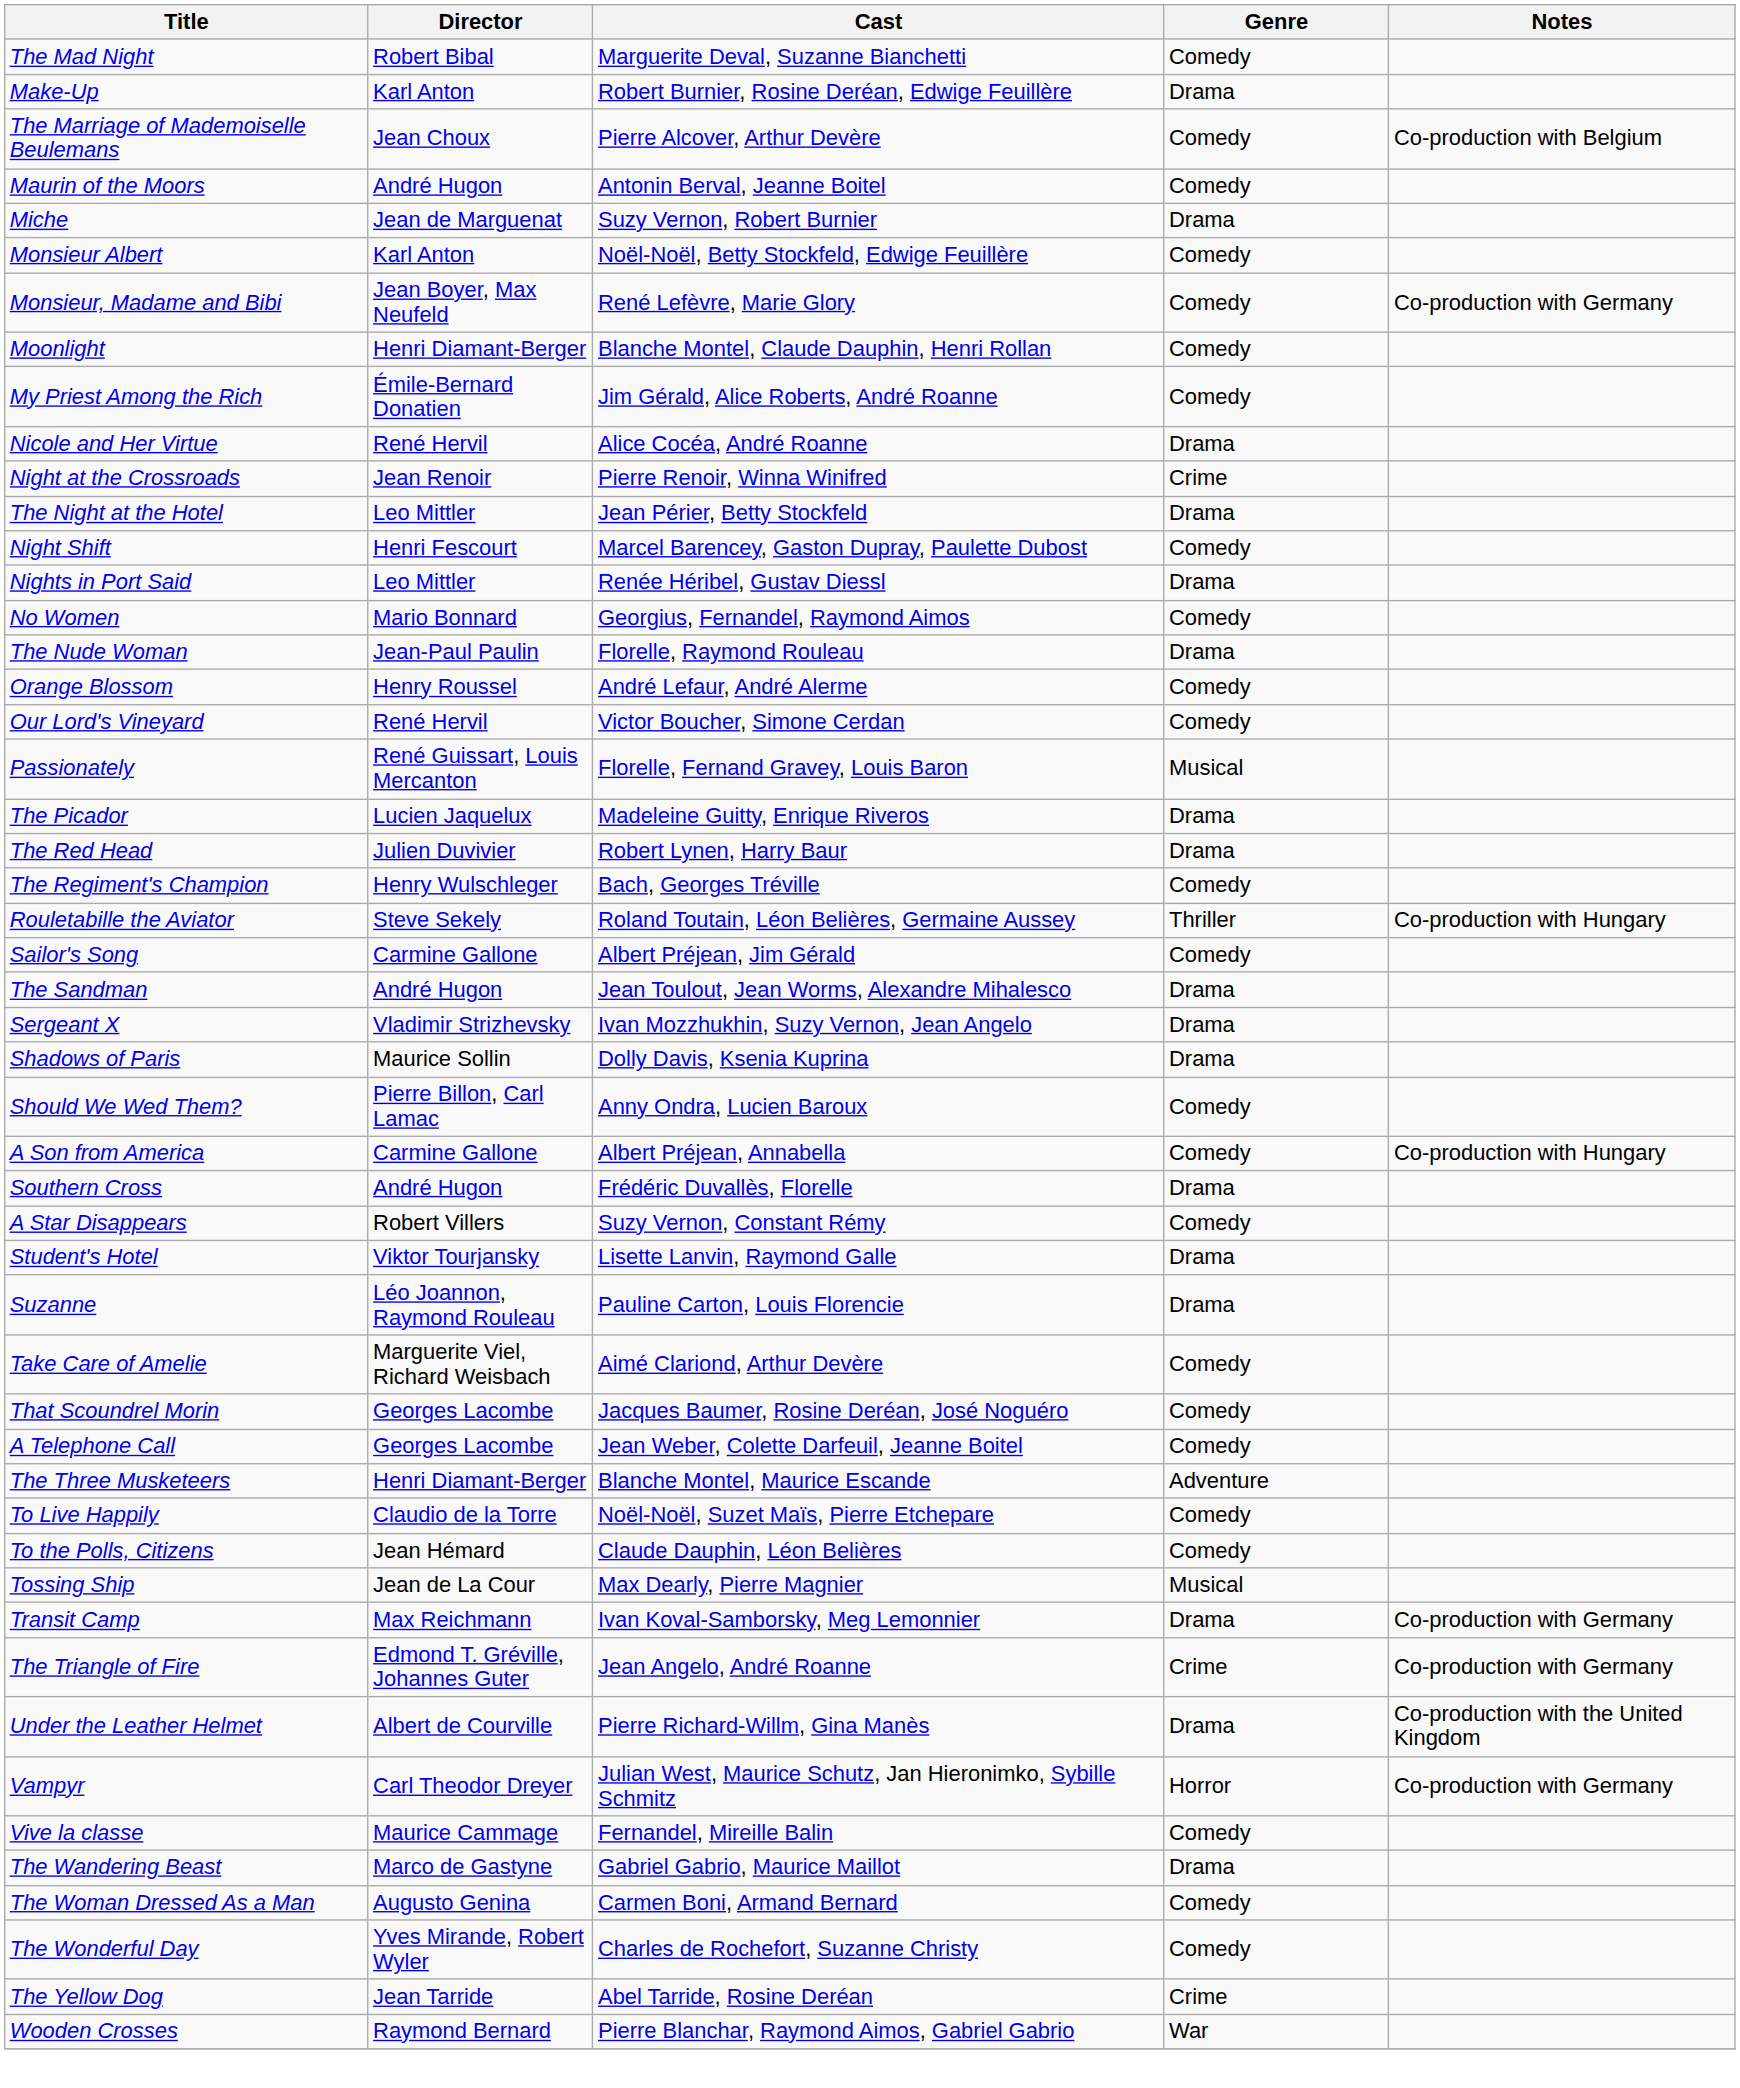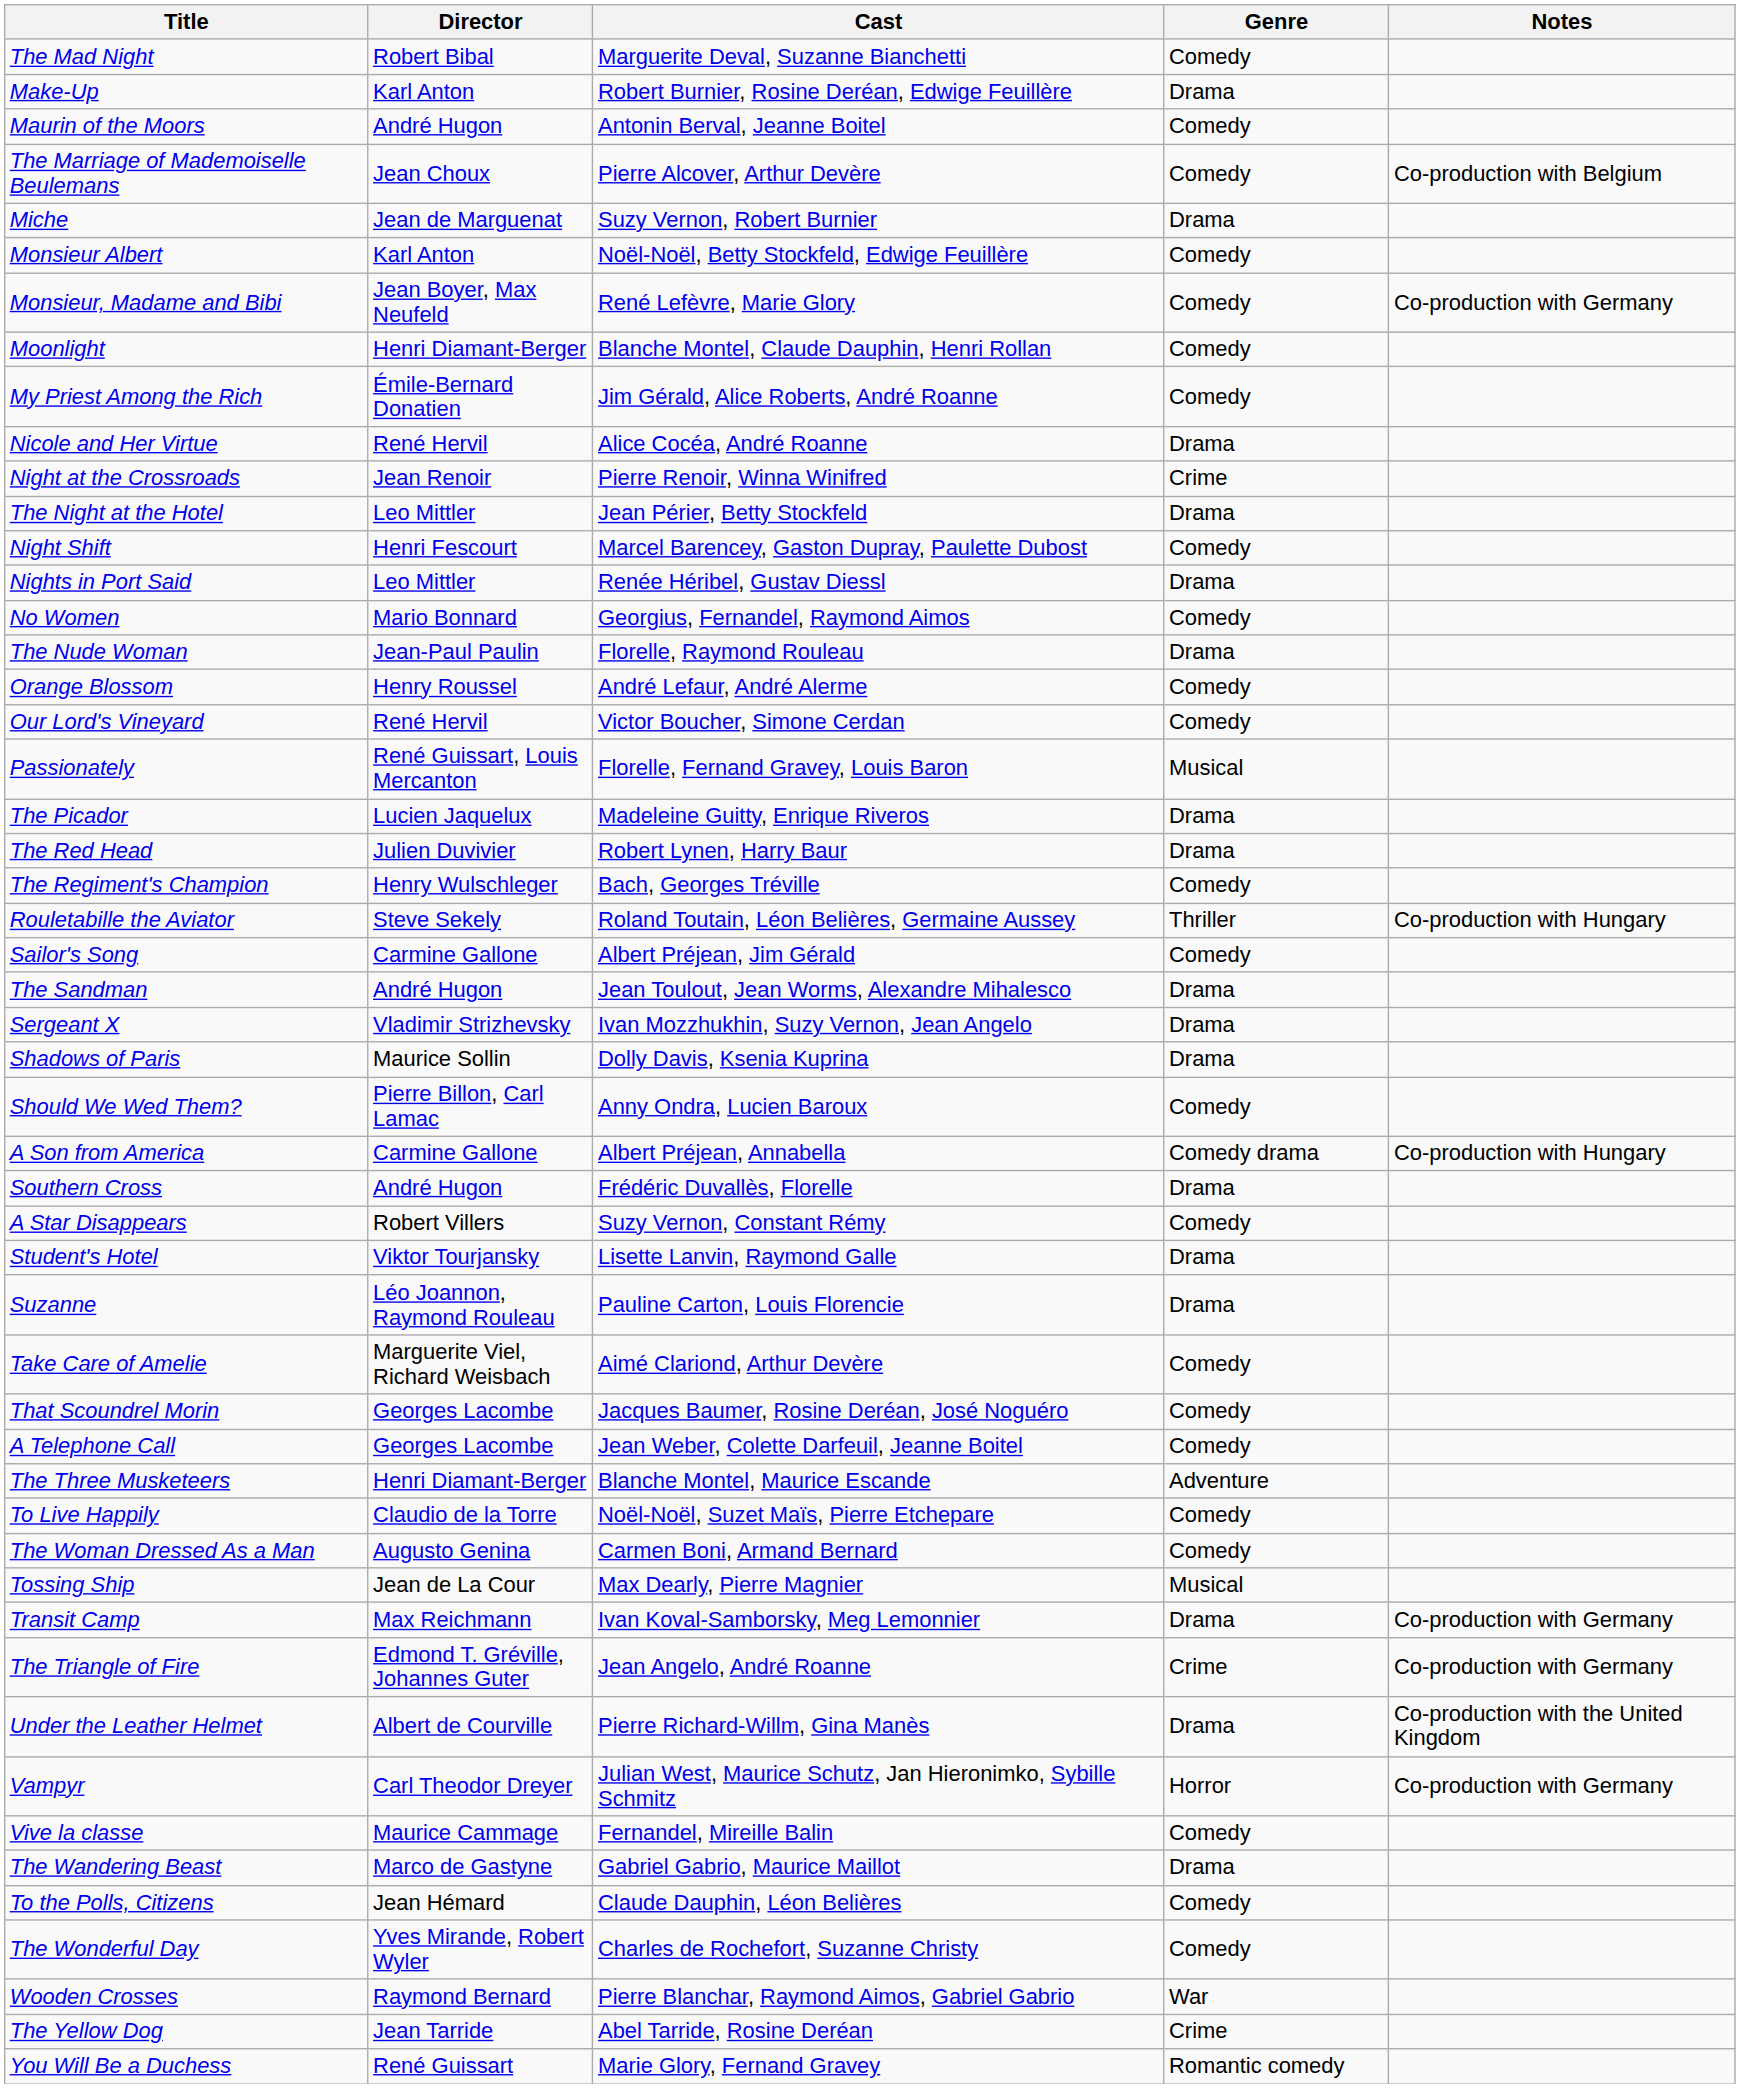rows swapped: (158, 138) <-> (107, 185)
(1210, 1153) Comedy -> (1244, 1153) Comedy drama
rows swapped: (112, 1550) <-> (162, 1902)
rows swapped: (94, 2031) <-> (86, 1996)
+ row: (121, 2066)
